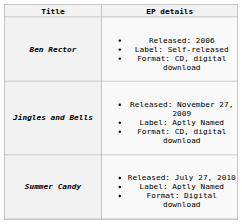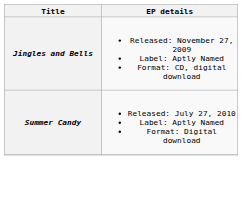- row: (53, 49)
